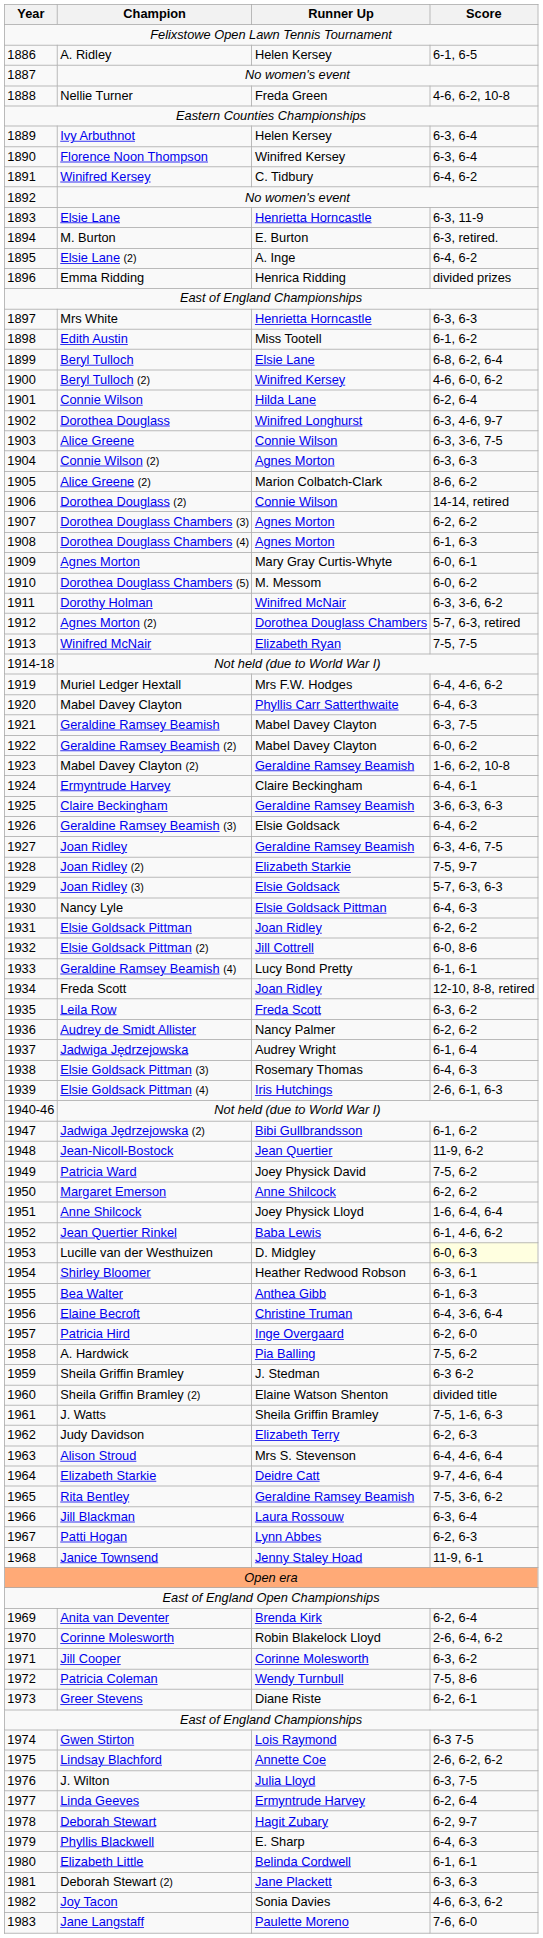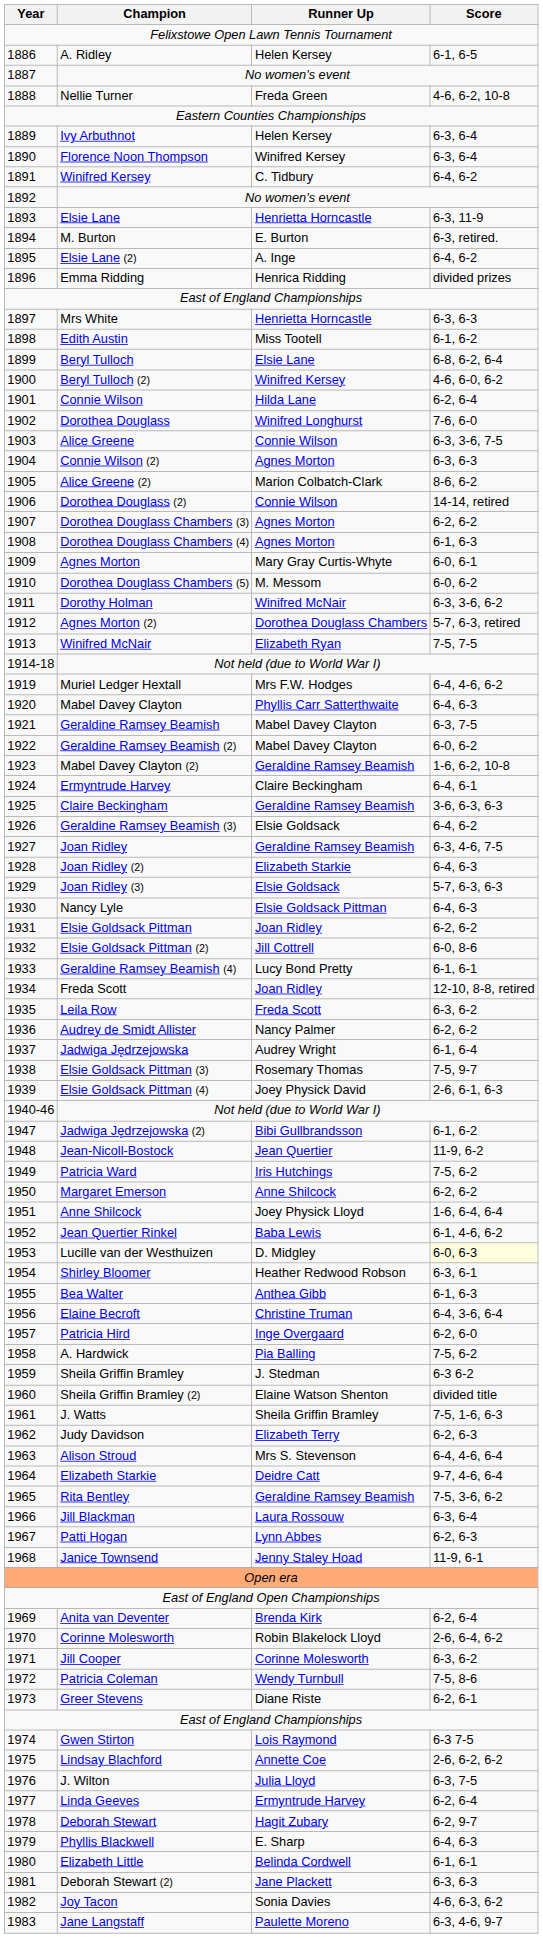(468, 420) 6-3, 4-6, 9-7 -> (455, 420) 7-6, 6-0
(455, 867) 7-5, 9-7 -> (455, 867) 6-4, 6-3
(455, 1070) 6-4, 6-3 -> (455, 1070) 7-5, 9-7
(294, 1090) Iris Hutchings -> (310, 1090) Joey Physick David
(310, 1171) Joey Physick David -> (294, 1171) Iris Hutchings
(455, 1922) 7-6, 6-0 -> (468, 1922) 6-3, 4-6, 9-7
